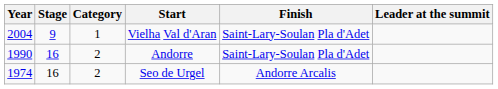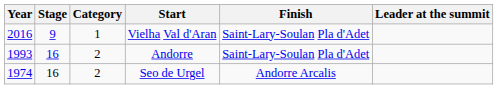(20, 34) 2004 -> (20, 34) 2016
(20, 53) 1990 -> (20, 53) 1993
